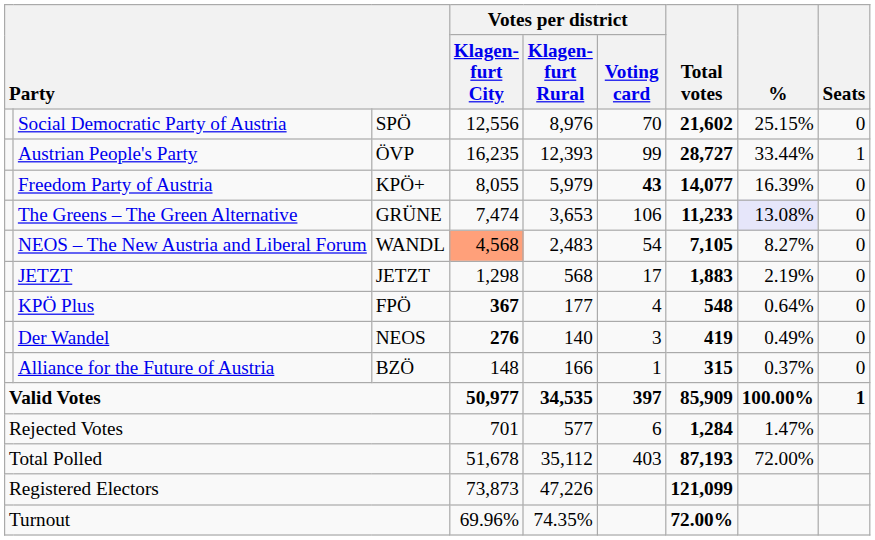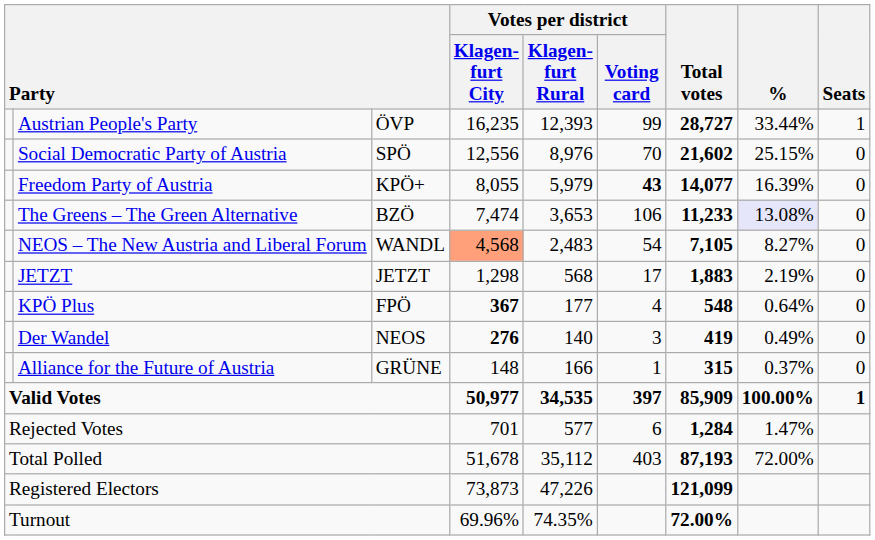rows swapped: (108, 154) <-> (152, 123)
(409, 215) GRÜNE -> (395, 215) BZÖ
(395, 367) BZÖ -> (409, 367) GRÜNE
